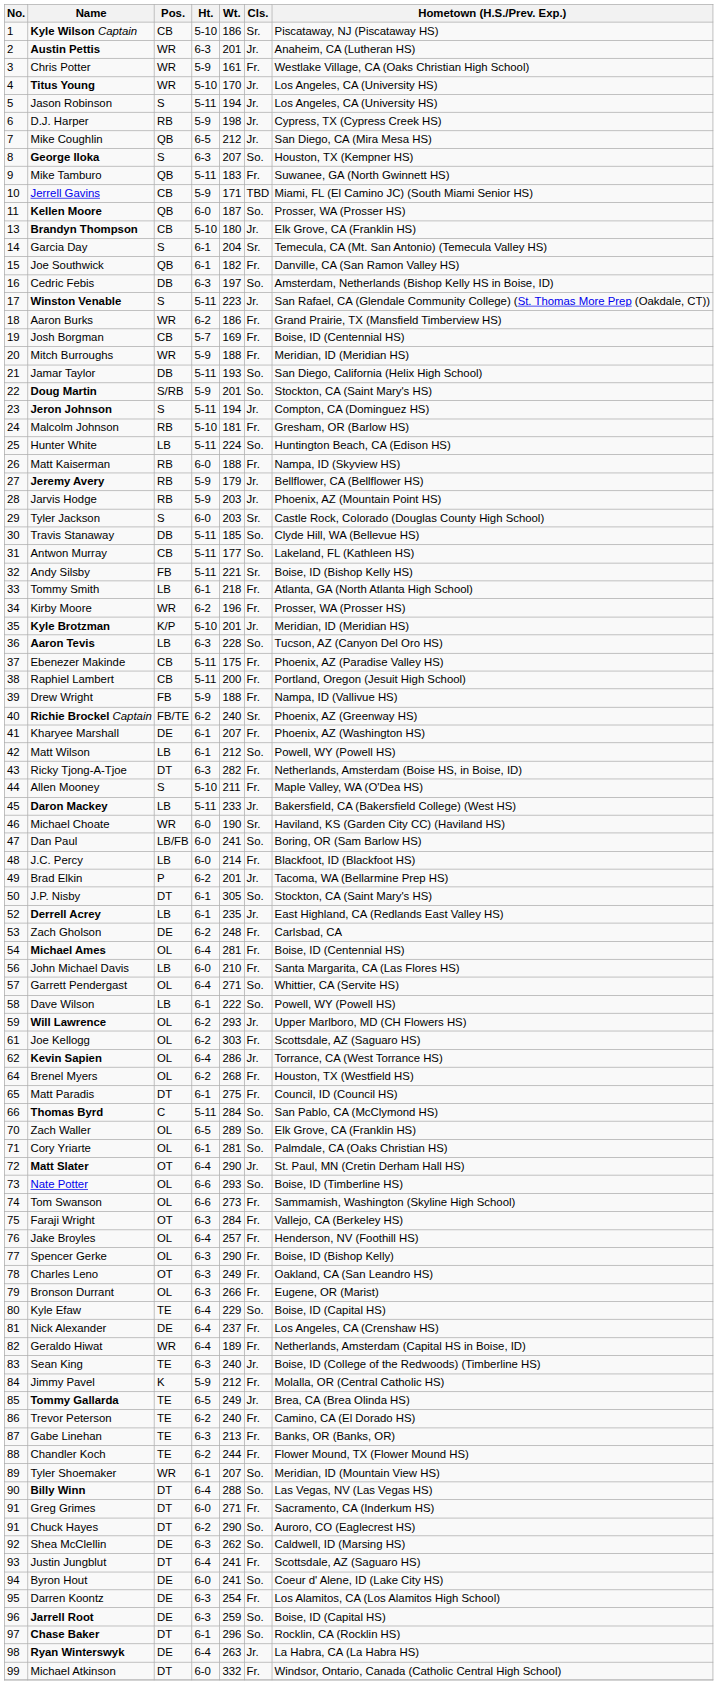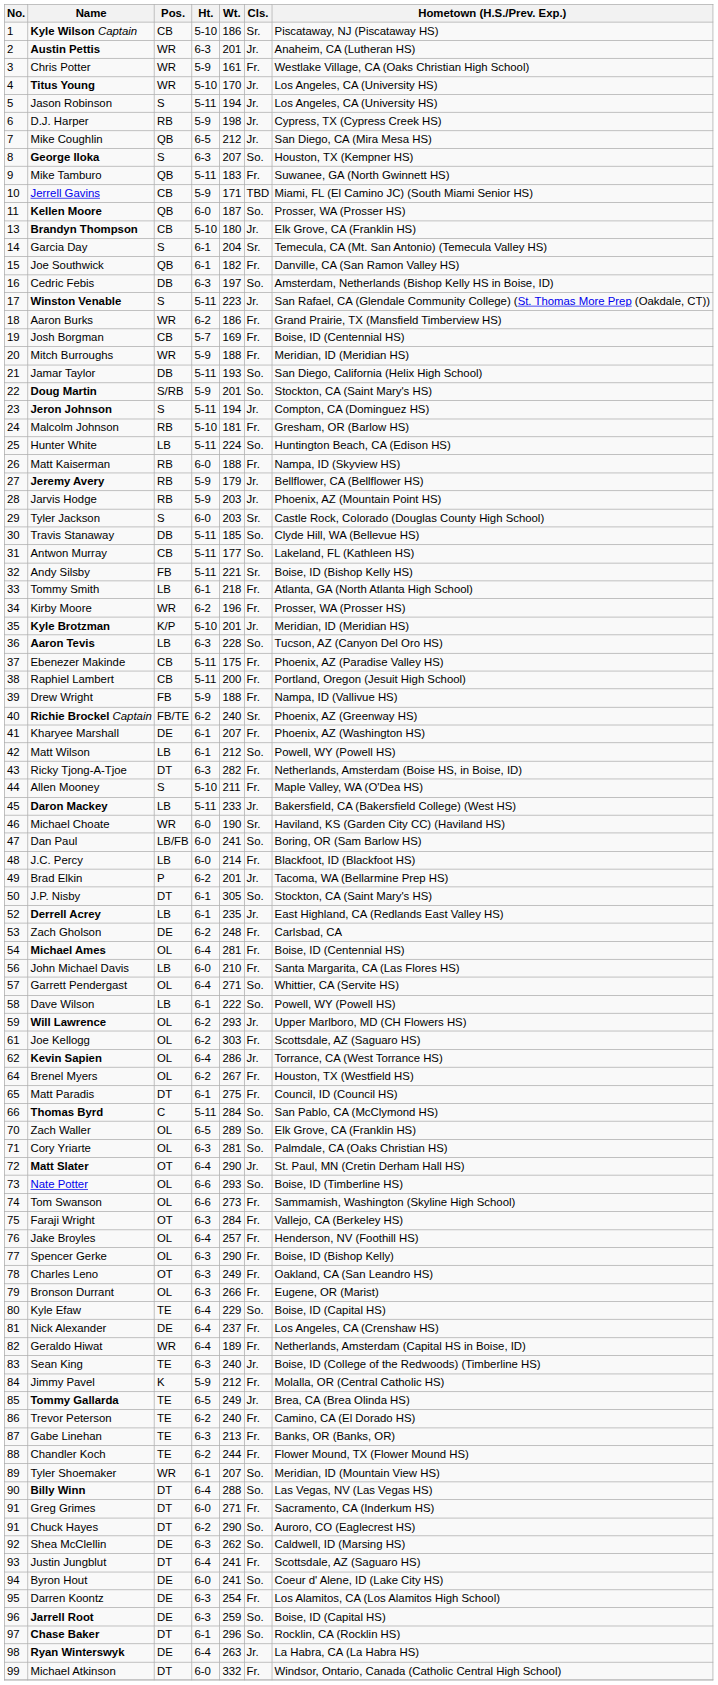(232, 1076) 268 -> (232, 1076) 267
(203, 1148) 6-1 -> (203, 1148) 6-3
